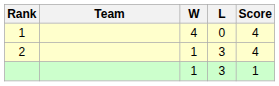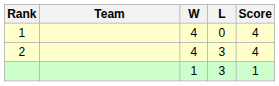(194, 52) 1 -> (194, 52) 4
